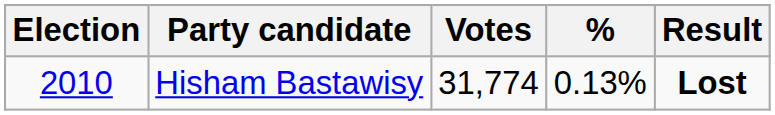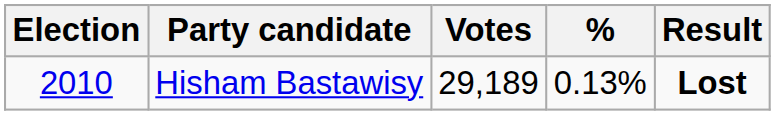(489, 82) 31,774 -> (489, 82) 29,189
